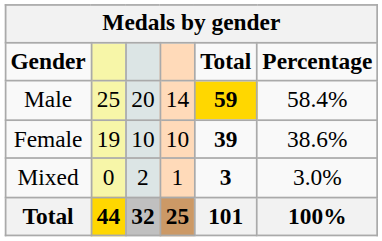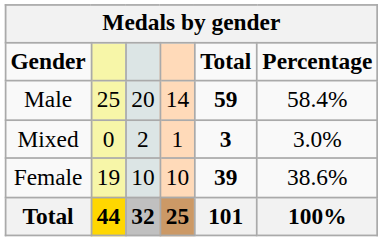(226, 100) gold background -> (226, 100) no background
rows swapped: (48, 138) <-> (48, 177)
